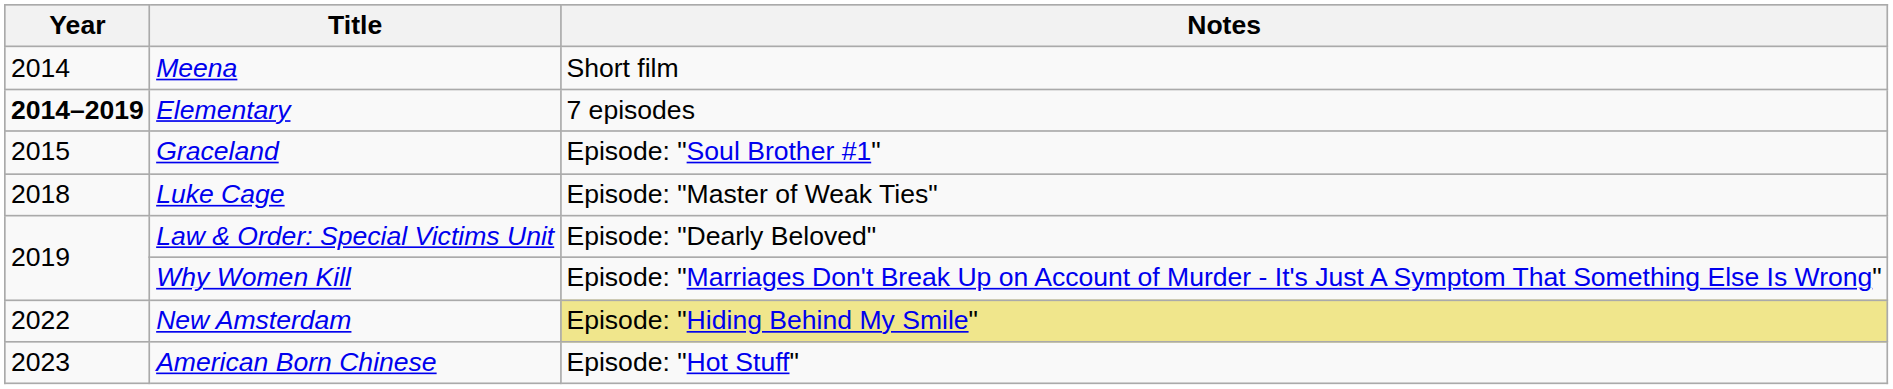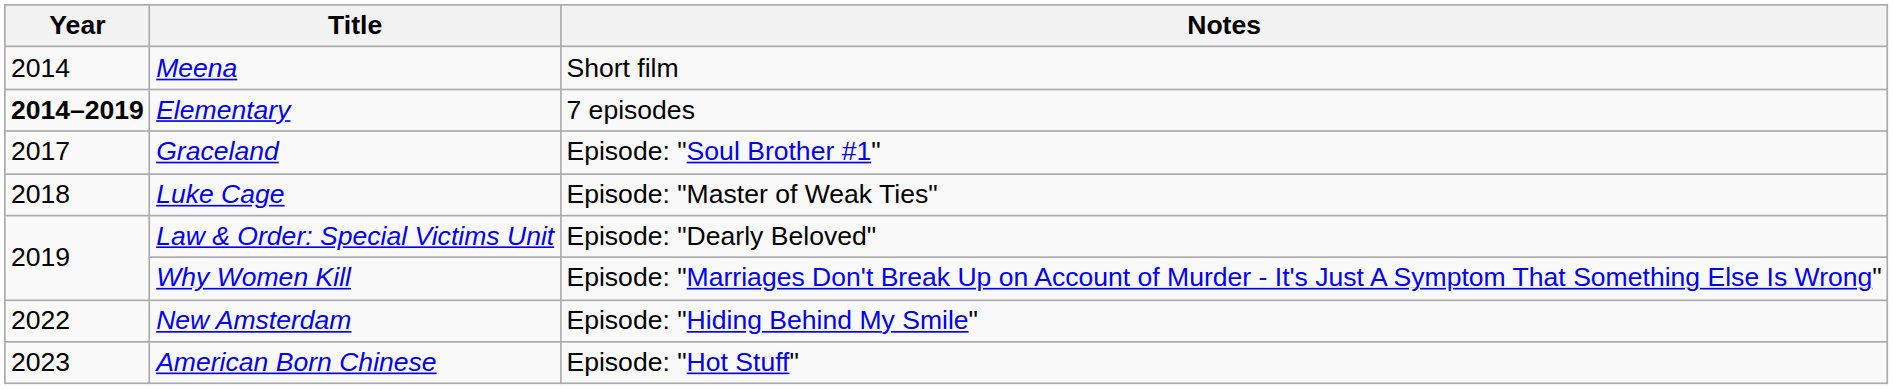(40, 151) 2015 -> (40, 151) 2017
(772, 320) khaki background -> (772, 320) no background
